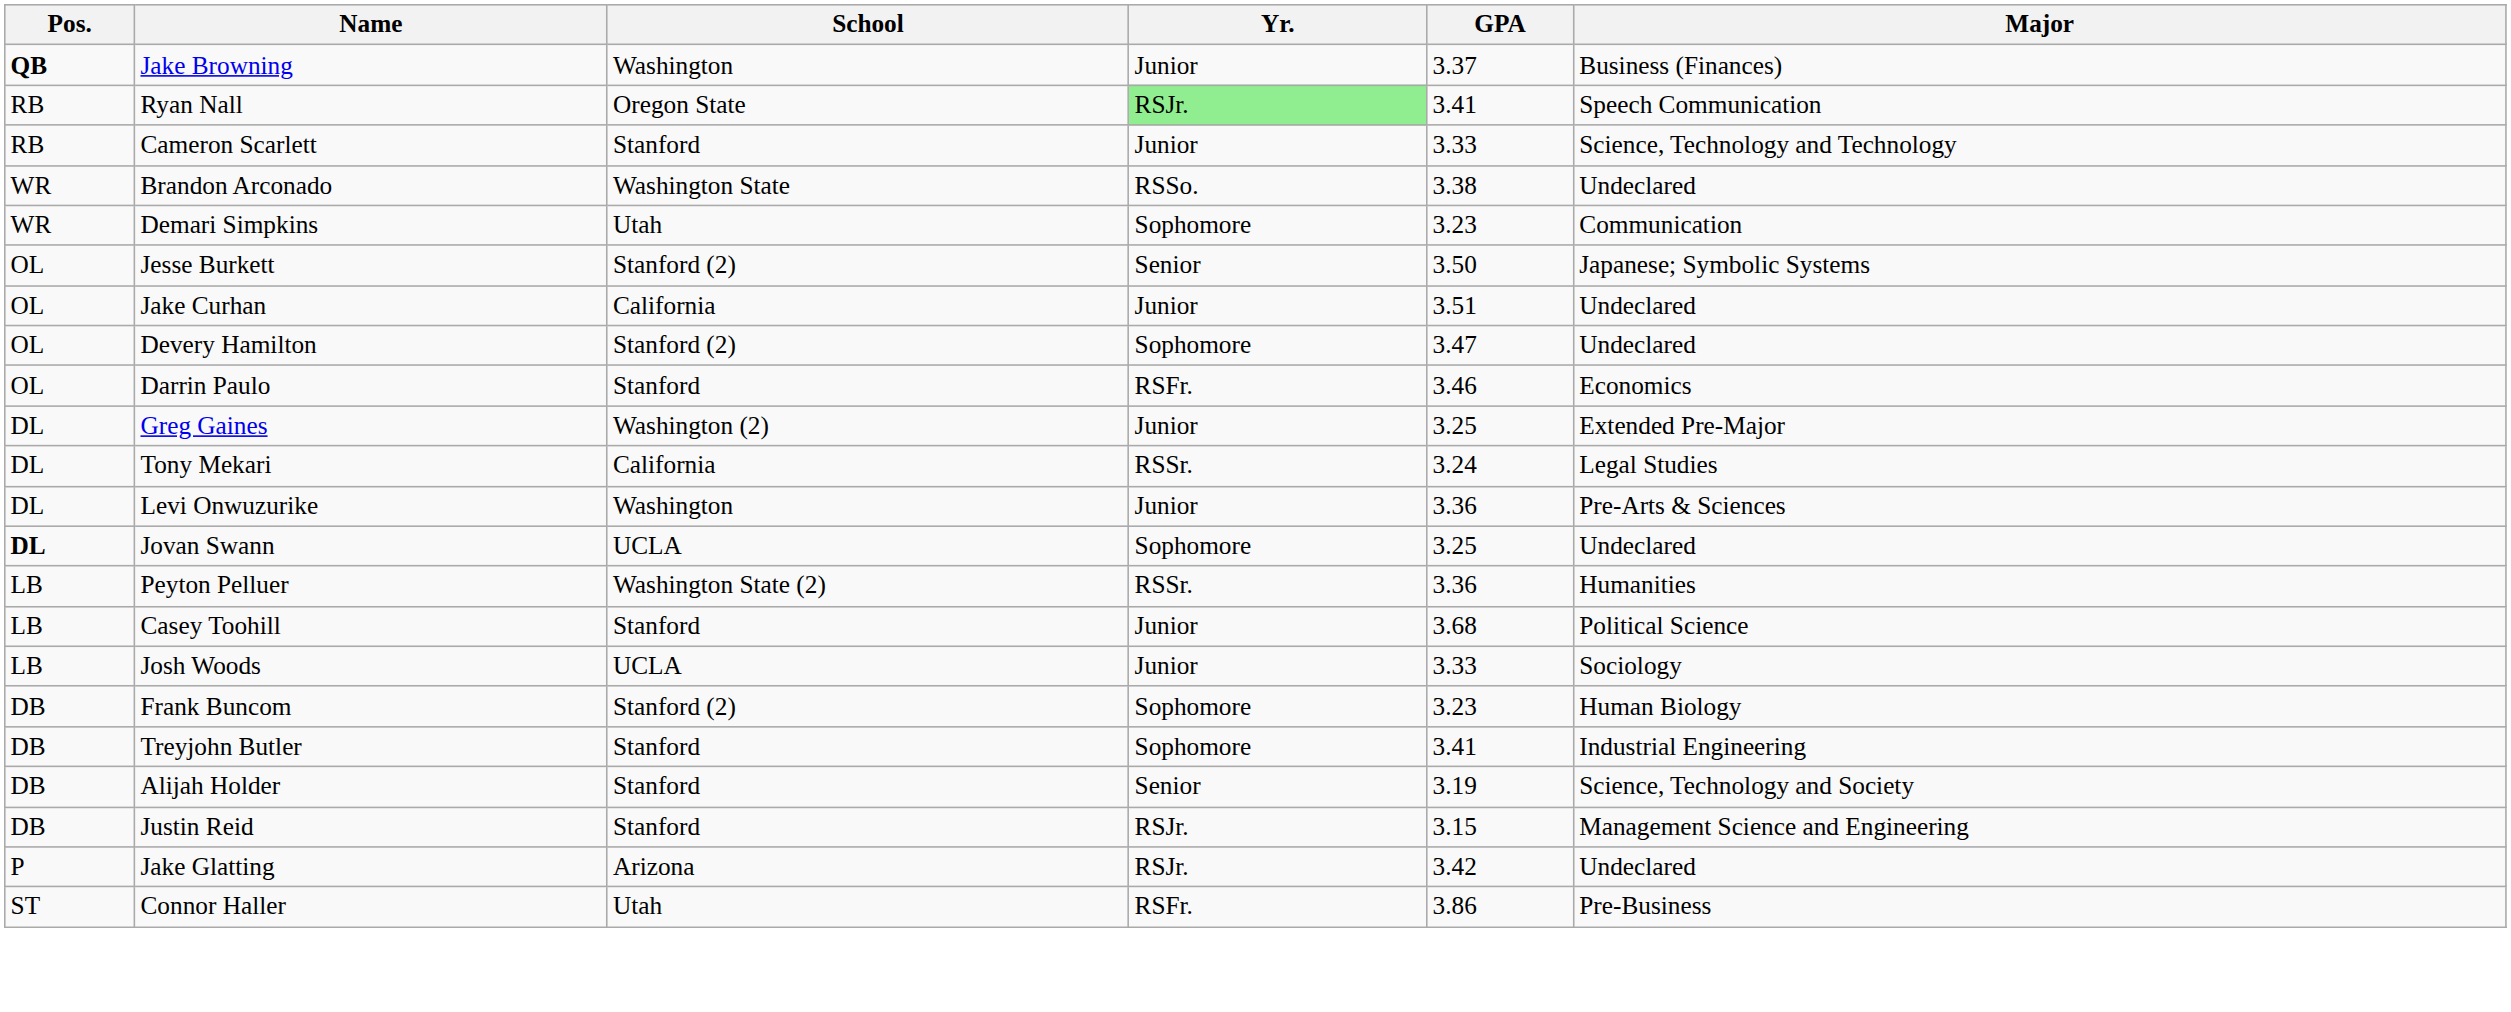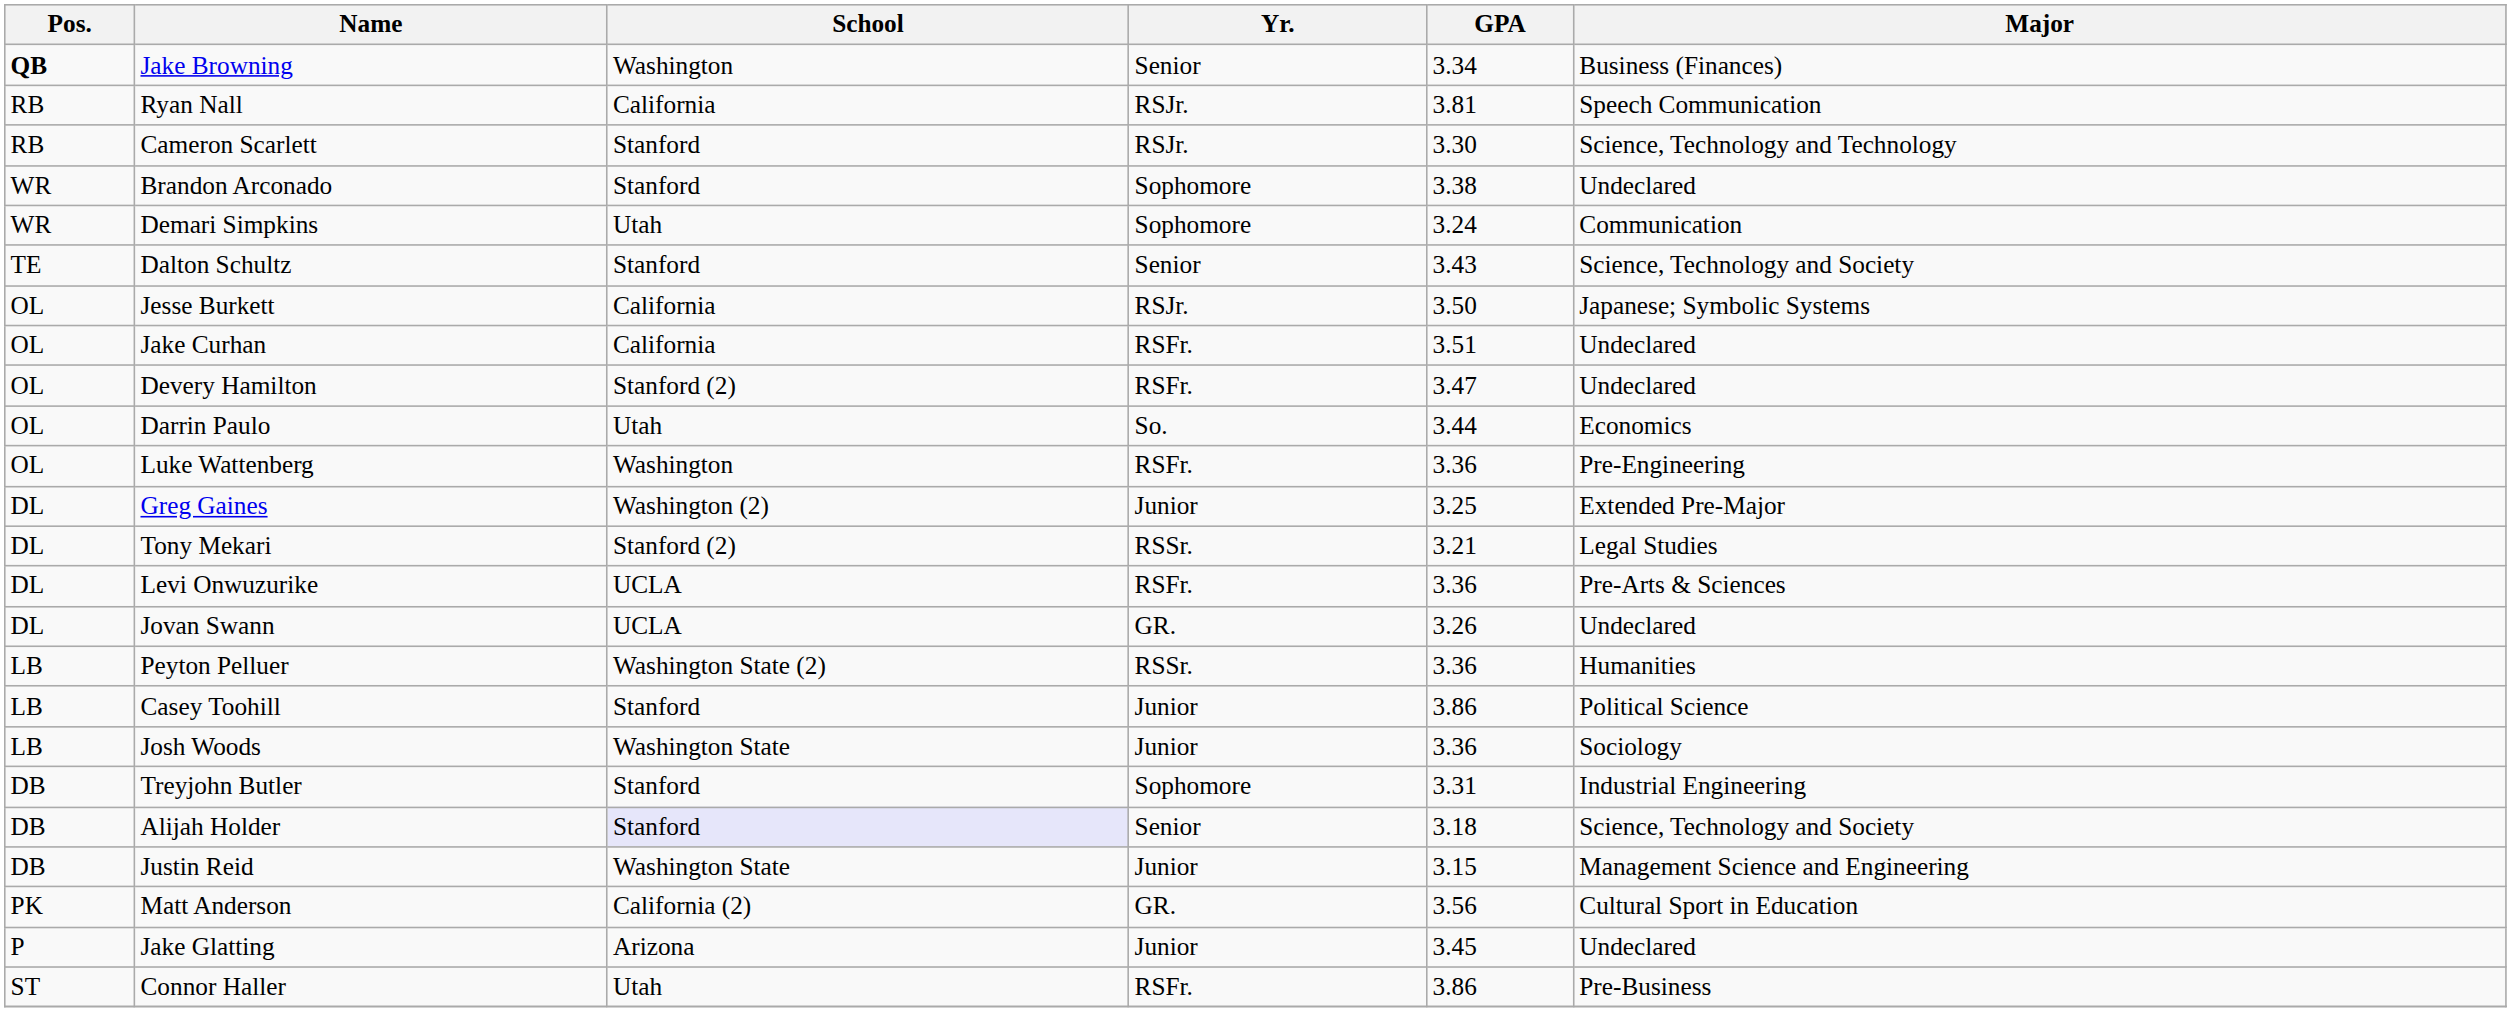(1166, 64) Junior -> (1168, 64) Senior
(1455, 64) 3.37 -> (1455, 64) 3.34
(679, 104) Oregon State -> (664, 104) California
(1162, 104) lightgreen background -> (1162, 104) no background
(1455, 104) 3.41 -> (1455, 104) 3.81
(1166, 144) Junior -> (1162, 144) RSJr.
(1455, 144) 3.33 -> (1455, 144) 3.30
(701, 184) Washington State -> (657, 184) Stanford
(1167, 184) RSSo. -> (1193, 184) Sophomore
(1455, 225) 3.23 -> (1455, 225) 3.24
+ row: (216, 265)
(674, 265) Stanford (2) -> (664, 305) California
(1168, 265) Senior -> (1162, 305) RSJr.
(1166, 305) Junior -> (1164, 345) RSFr.
(1193, 345) Sophomore -> (1164, 385) RSFr.
(657, 385) Stanford -> (638, 425) Utah
(1164, 385) RSFr. -> (1151, 425) So.
(1455, 385) 3.46 -> (1455, 425) 3.44
+ row: (227, 465)
(664, 465) California -> (674, 545) Stanford (2)
(1455, 465) 3.24 -> (1455, 545) 3.21
(673, 505) Washington -> (647, 585) UCLA
(1166, 505) Junior -> (1164, 585) RSFr.
(28, 545) bold -> (27, 625) normal
(1193, 545) Sophomore -> (1155, 625) GR.
(1455, 545) 3.25 -> (1455, 625) 3.26
(1455, 625) 3.68 -> (1455, 706) 3.86
(647, 666) UCLA -> (701, 746) Washington State
(1455, 666) 3.33 -> (1455, 746) 3.36
- row: (216, 706)
(1455, 746) 3.41 -> (1455, 786) 3.31
(657, 786) no background -> (657, 826) lavender background
(1455, 786) 3.19 -> (1455, 826) 3.18
(657, 826) Stanford -> (701, 866) Washington State
(1162, 826) RSJr. -> (1166, 866) Junior
+ row: (216, 906)
(1162, 866) RSJr. -> (1166, 946) Junior
(1455, 866) 3.42 -> (1455, 946) 3.45
